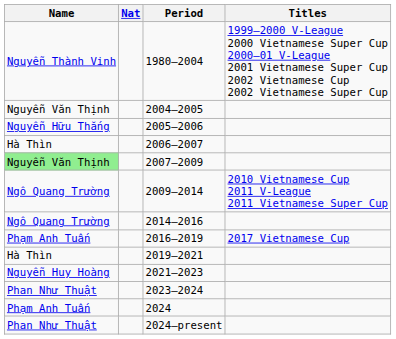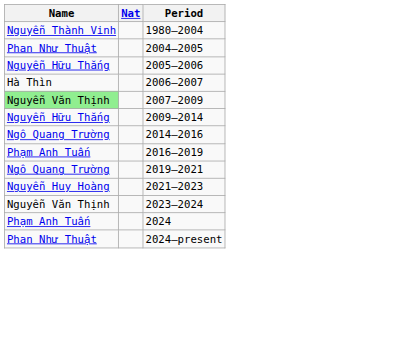- column: (308, 13)
(58, 109) Nguyễn Văn Thịnh -> (52, 48) Phan Như Thuật
(58, 191) Ngô Quang Trường -> (58, 117) Nguyễn Hữu Thắng
(29, 256) Hà Thìn -> (58, 169) Ngô Quang Trường
(52, 290) Phan Như Thuật -> (58, 204) Nguyễn Văn Thịnh
